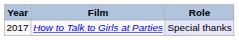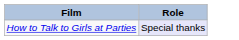- column: (18, 12)
